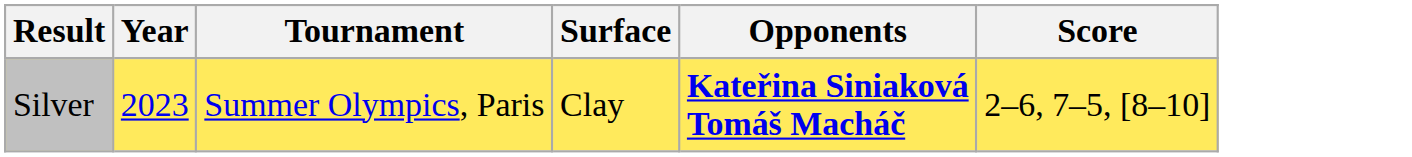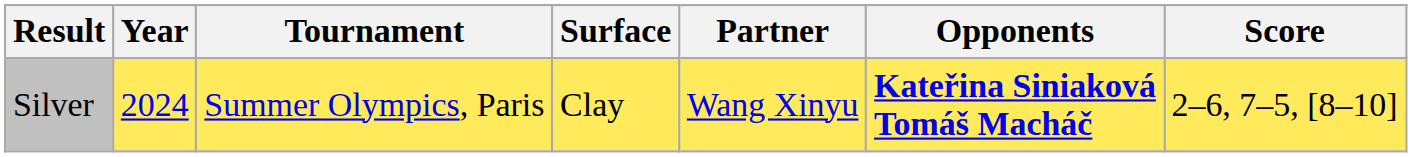+ column: (773, 31)
(155, 104) 2023 -> (155, 104) 2024
